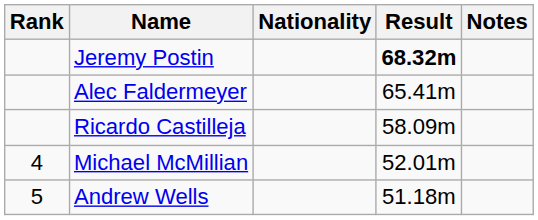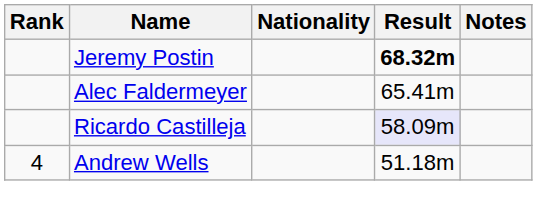(419, 127) no background -> (418, 127) lavender background
- row: (161, 162)
(37, 197) 5 -> (37, 162) 4
